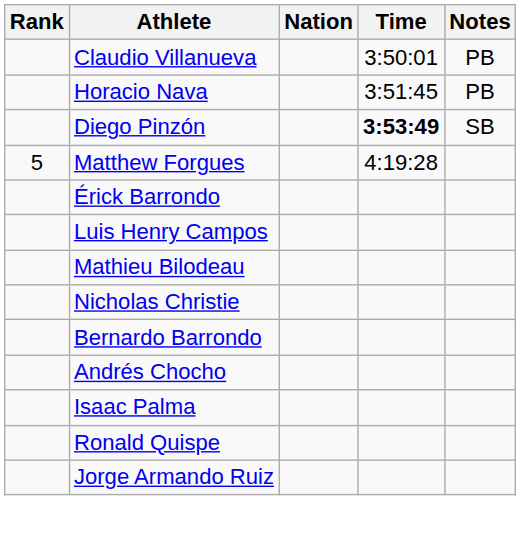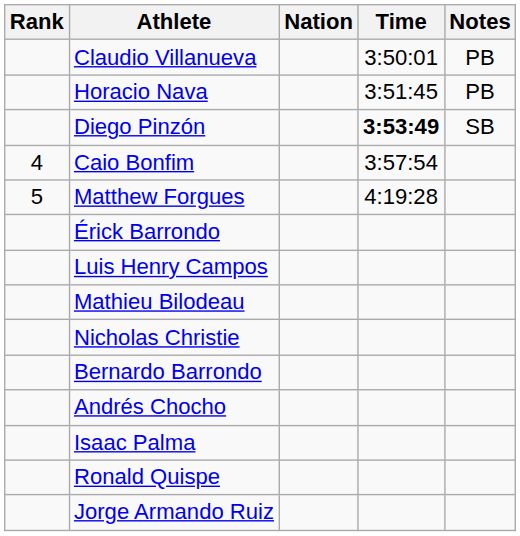+ row: (134, 162)
